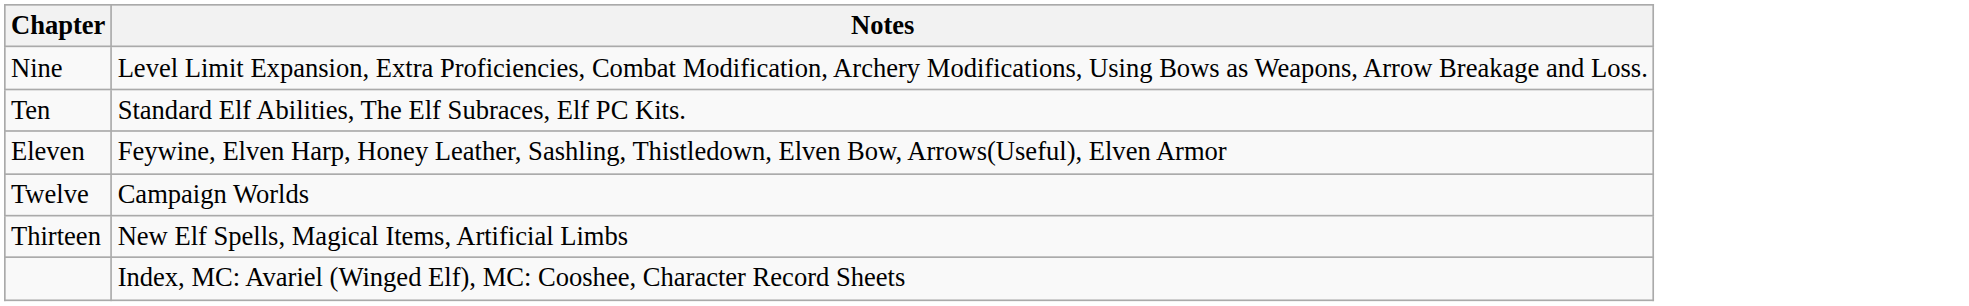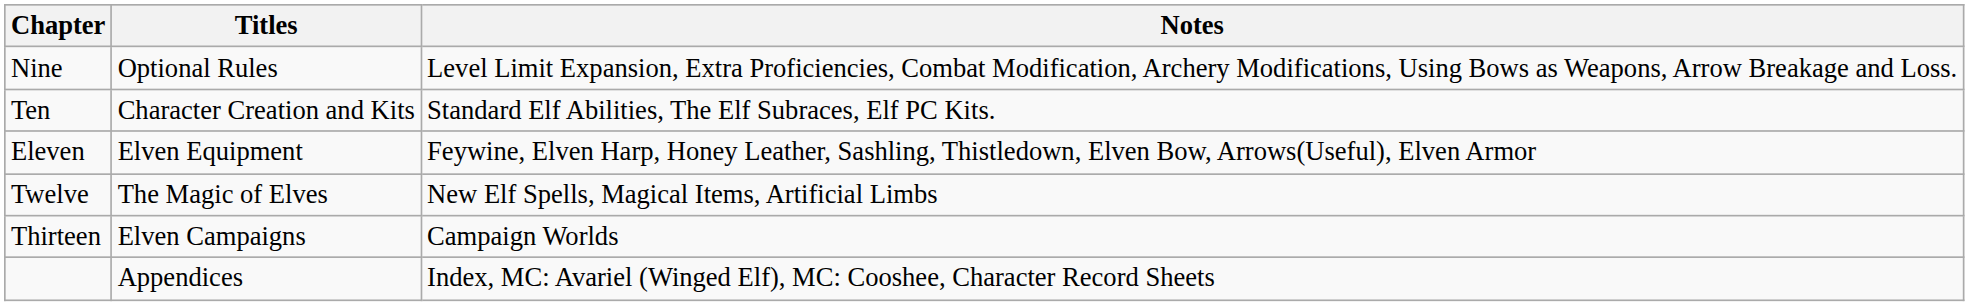+ column: (266, 25)
(213, 194) Campaign Worlds -> (682, 194) New Elf Spells, Magical Items, Artificial Limbs
(373, 236) New Elf Spells, Magical Items, Artificial Limbs -> (523, 236) Campaign Worlds
